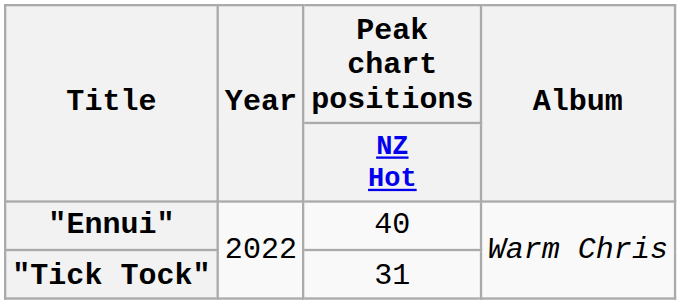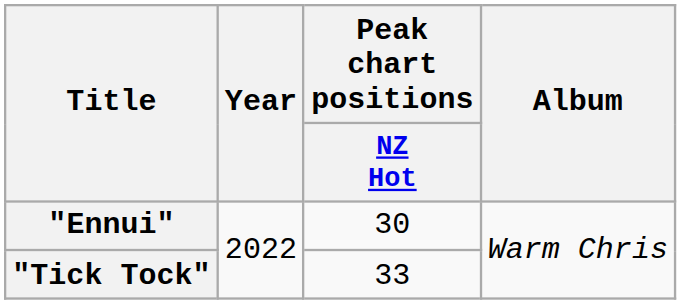(392, 226) 40 -> (392, 226) 30
(392, 275) 31 -> (392, 275) 33
